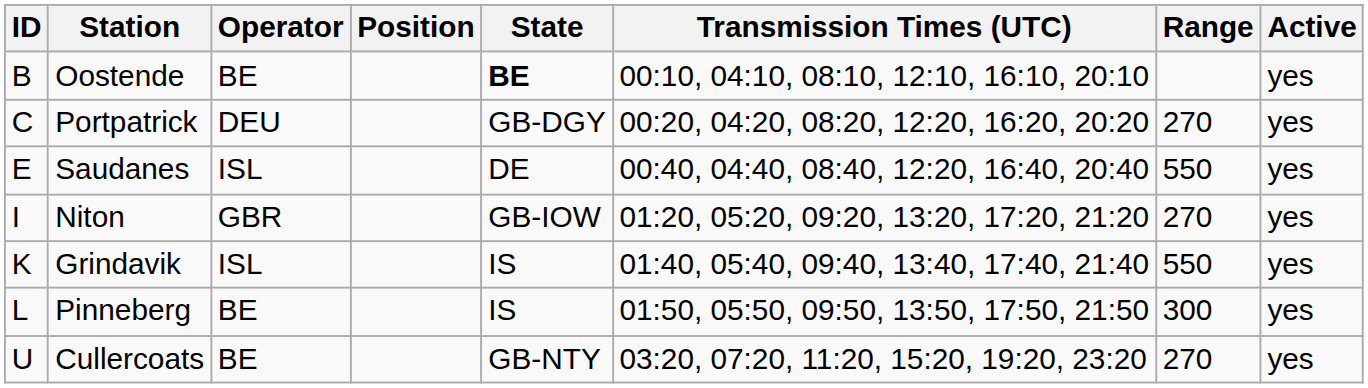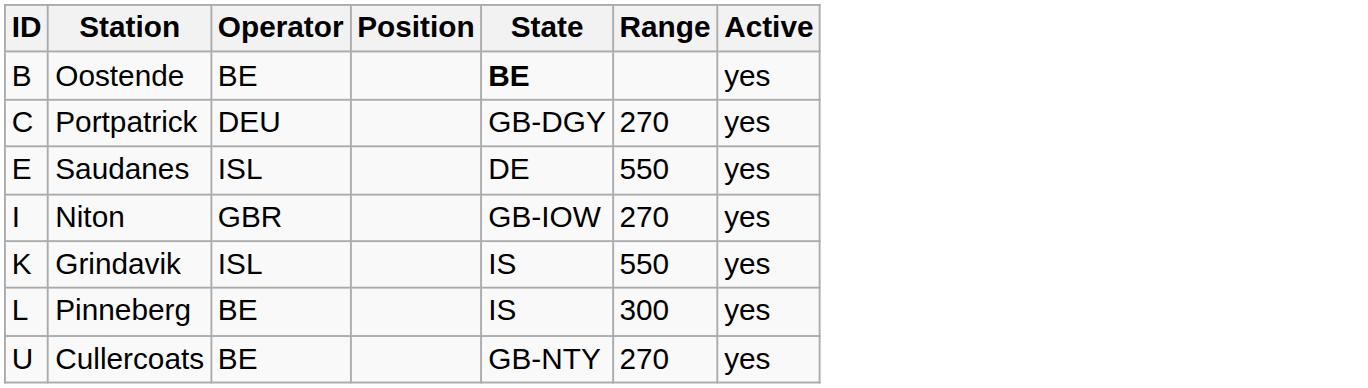- column: (884, 28)
